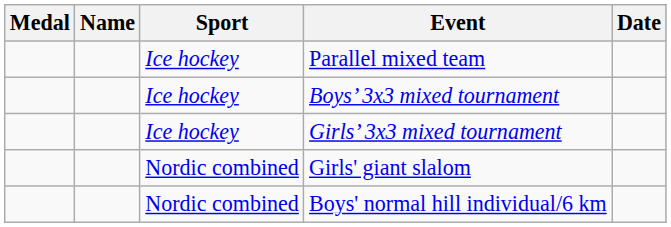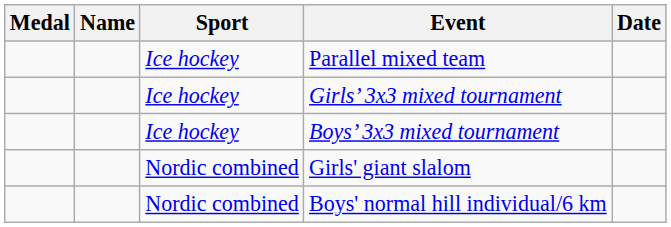rows swapped: (435, 131) <-> (434, 95)
